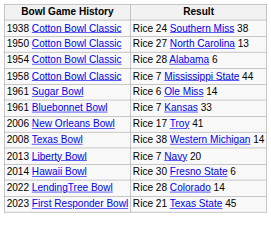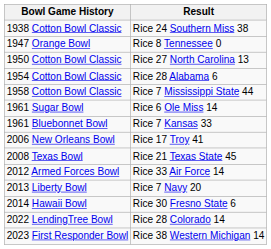+ row: (48, 44)
(199, 140) Rice 38 Western Michigan 14 -> (185, 156) Rice 21 Texas State 45
+ row: (63, 172)
(185, 204) Rice 21 Texas State 45 -> (199, 236) Rice 38 Western Michigan 14
